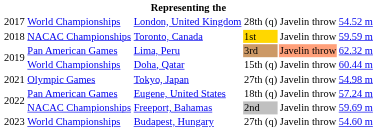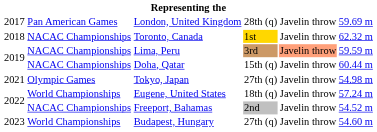(74, 22) World Championships -> (72, 22) Pan American Games
(356, 22) 54.52 m -> (356, 22) 59.69 m
(356, 36) 59.59 m -> (356, 36) 62.32 m
(72, 50) Pan American Games -> (79, 50) NACAC Championships
(356, 50) 62.32 m -> (356, 50) 59.59 m
(74, 65) World Championships -> (79, 65) NACAC Championships
(72, 93) Pan American Games -> (74, 93) World Championships
(356, 108) 59.69 m -> (356, 108) 54.52 m
